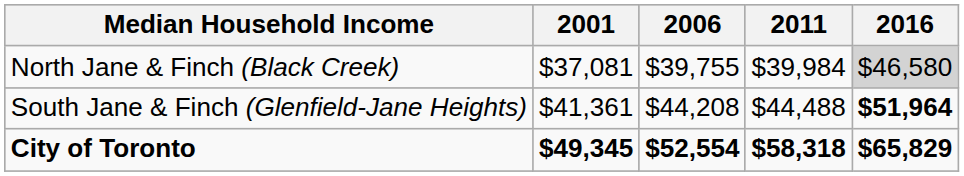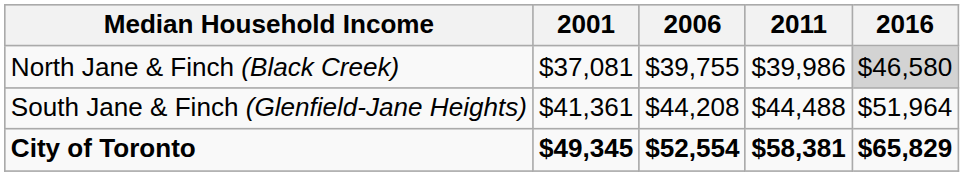(799, 66) $39,984 -> (799, 66) $39,986
(905, 107) bold -> (905, 107) normal
(799, 149) $58,318 -> (799, 149) $58,381
